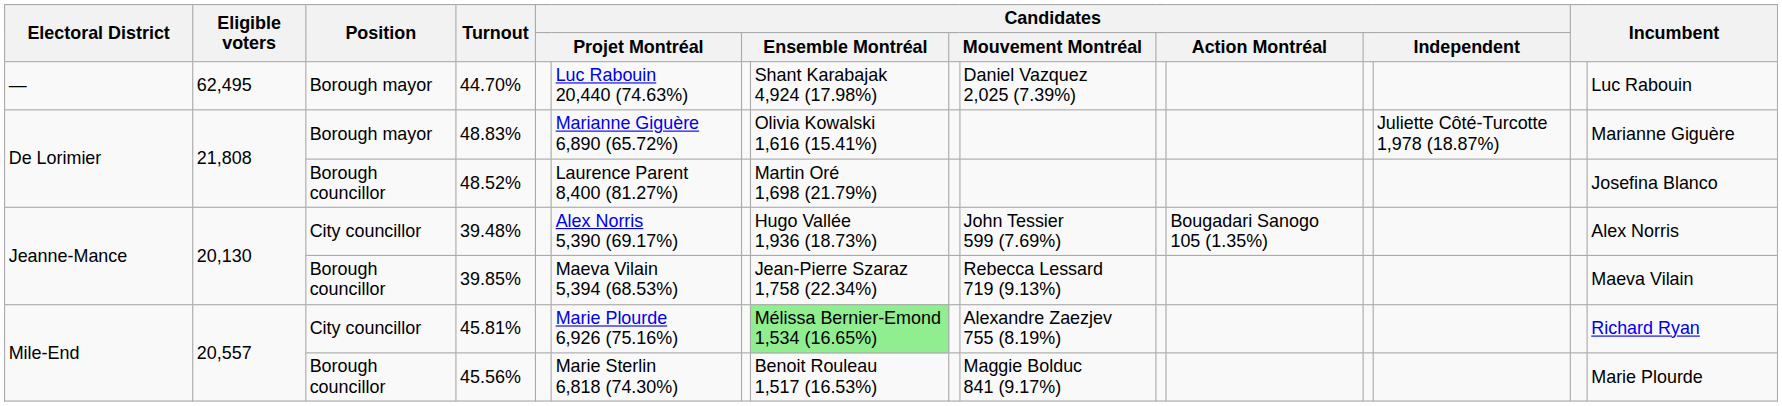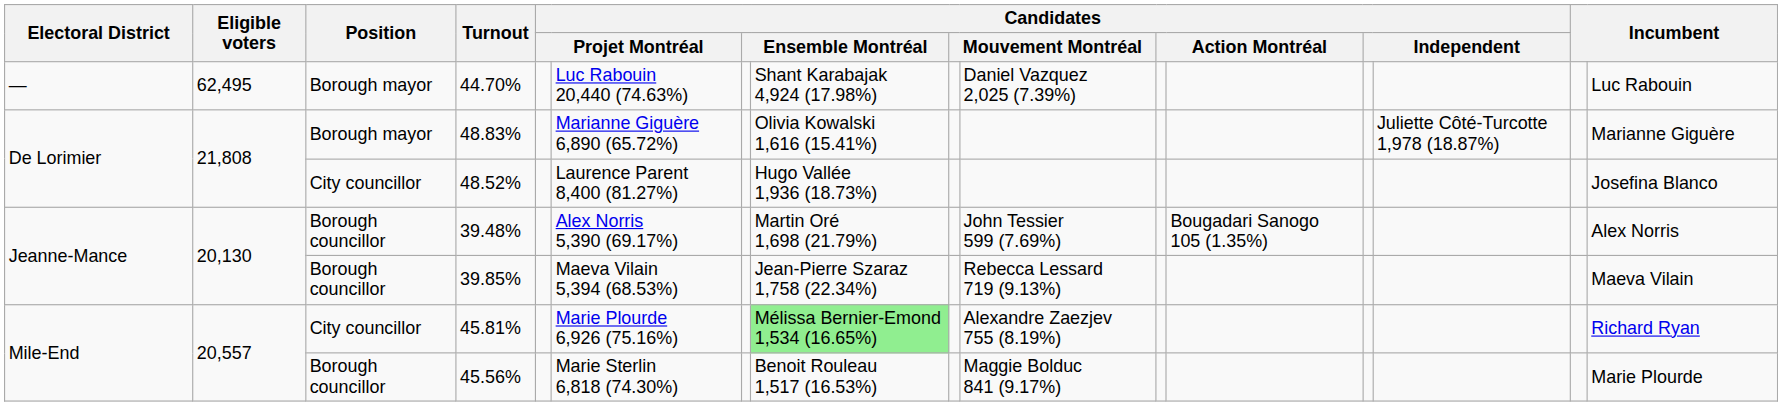(348, 182) Borough councillor -> (365, 182) City councillor
(816, 182) Martin Oré 1,698 (21.79%) -> (816, 182) Hugo Vallée 1,936 (18.73%)
(365, 231) City councillor -> (348, 231) Borough councillor
(816, 231) Hugo Vallée 1,936 (18.73%) -> (816, 231) Martin Oré 1,698 (21.79%)
